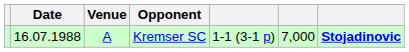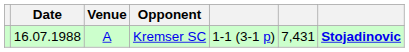(298, 36) 7,000 -> (298, 36) 7,431
